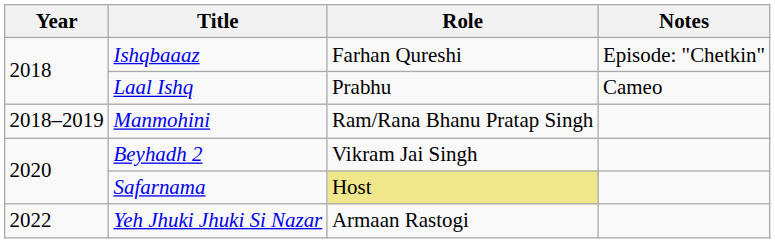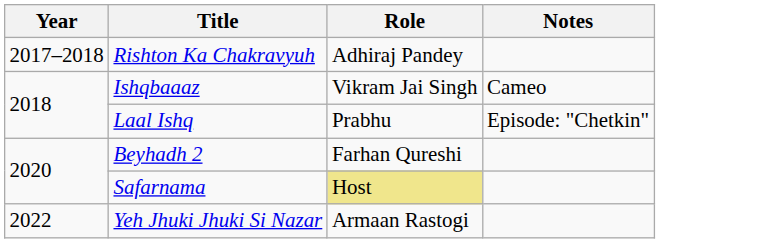+ row: (214, 54)
(397, 54) Farhan Qureshi -> (405, 87) Vikram Jai Singh
(684, 54) Episode: "Chetkin" -> (517, 87) Cameo
(633, 87) Cameo -> (568, 120) Episode: "Chetkin"
- row: (162, 120)
(405, 154) Vikram Jai Singh -> (397, 154) Farhan Qureshi
